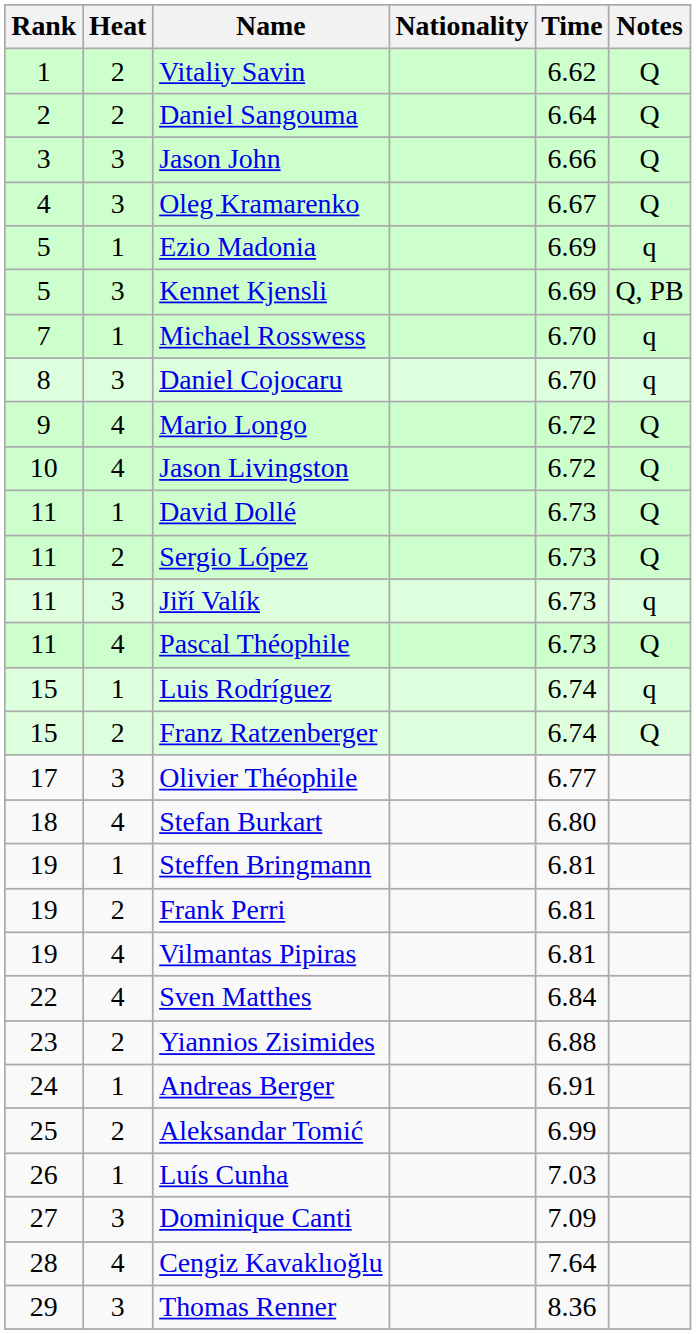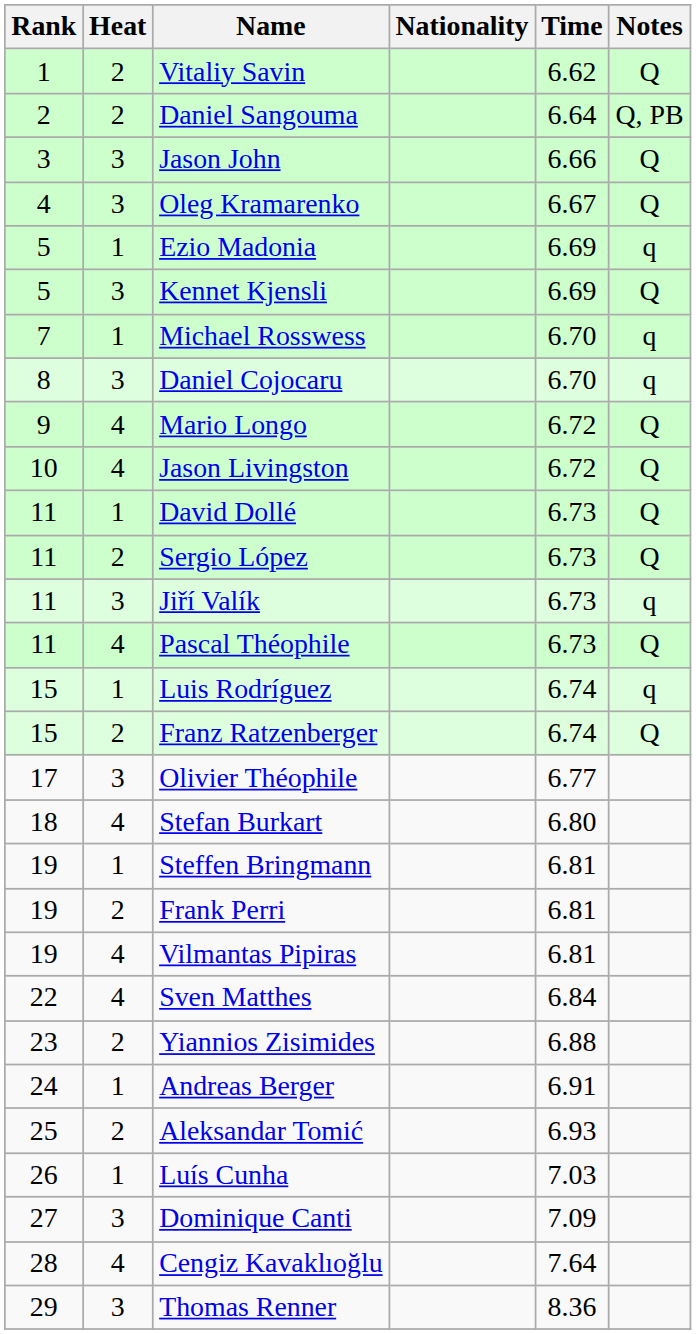(650, 114) Q -> (650, 114) Q, PB
(650, 291) Q, PB -> (650, 291) Q
(572, 1130) 6.99 -> (572, 1130) 6.93
